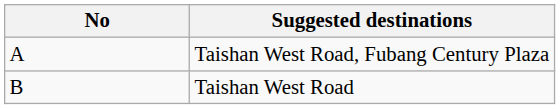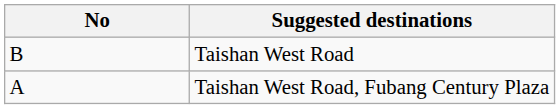rows swapped: (372, 53) <-> (274, 86)
